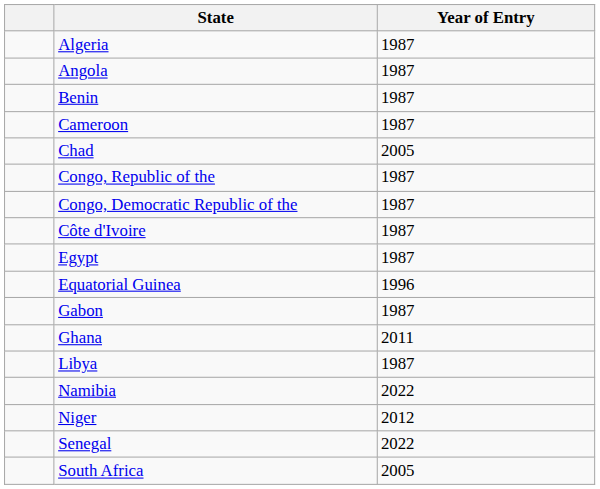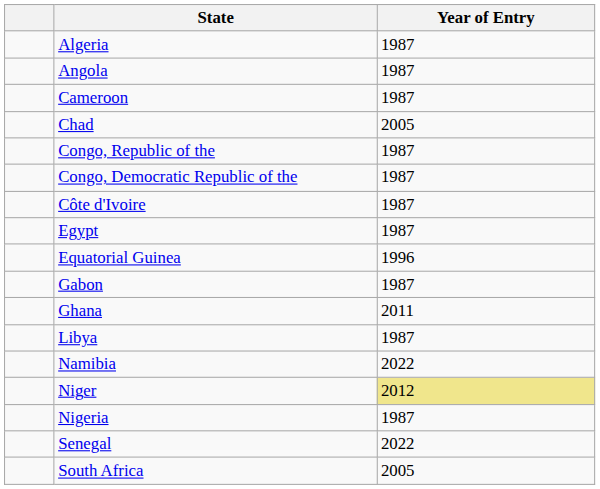- row: (78, 97)
(398, 417) no background -> (398, 390) khaki background
+ row: (83, 417)
